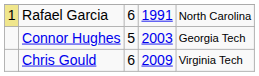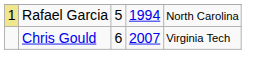(131, 15) 6 -> (119, 15) 5
(157, 15) 1991 -> (145, 15) 1994
- row: (71, 37)
(157, 60) 2009 -> (145, 37) 2007
